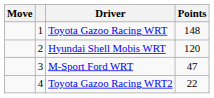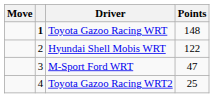(40, 30) normal -> (40, 30) bold
(192, 48) 120 -> (192, 48) 122
(192, 83) 22 -> (192, 83) 25
